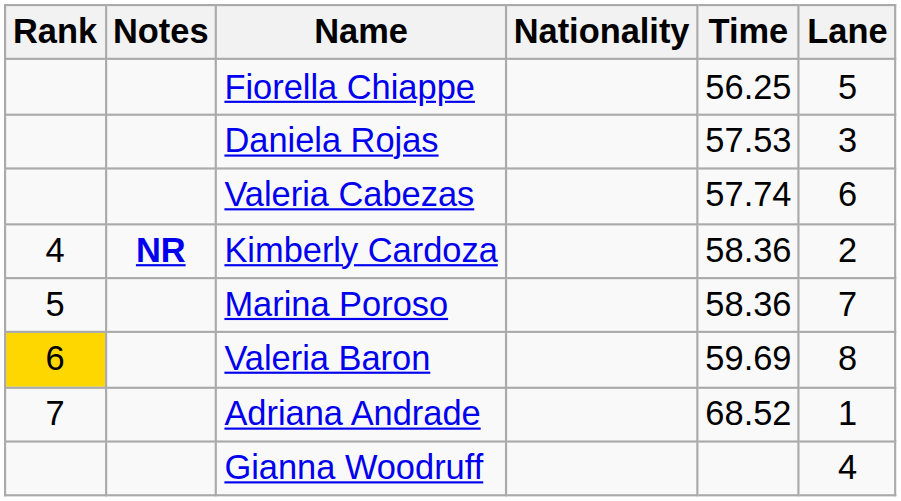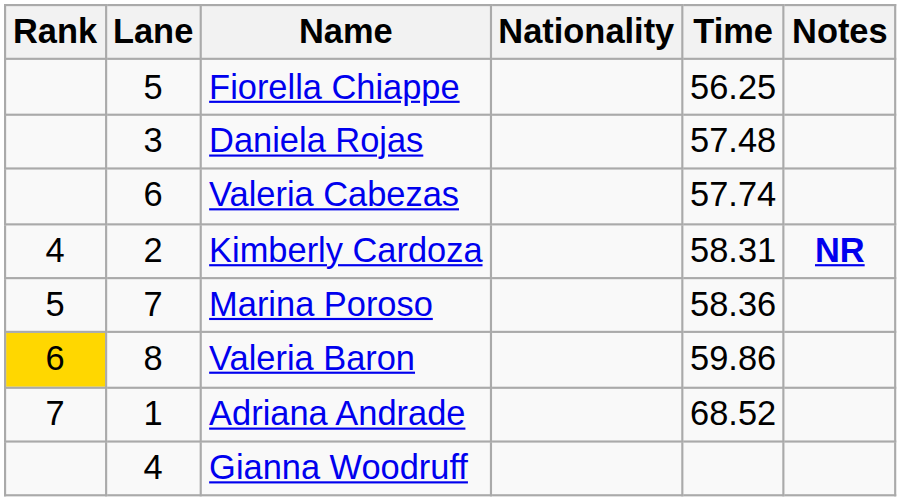columns swapped: (847, 31) <-> (161, 31)
(748, 140) 57.53 -> (733, 140) 57.48
(748, 250) 58.36 -> (733, 250) 58.31
(748, 359) 59.69 -> (733, 359) 59.86
